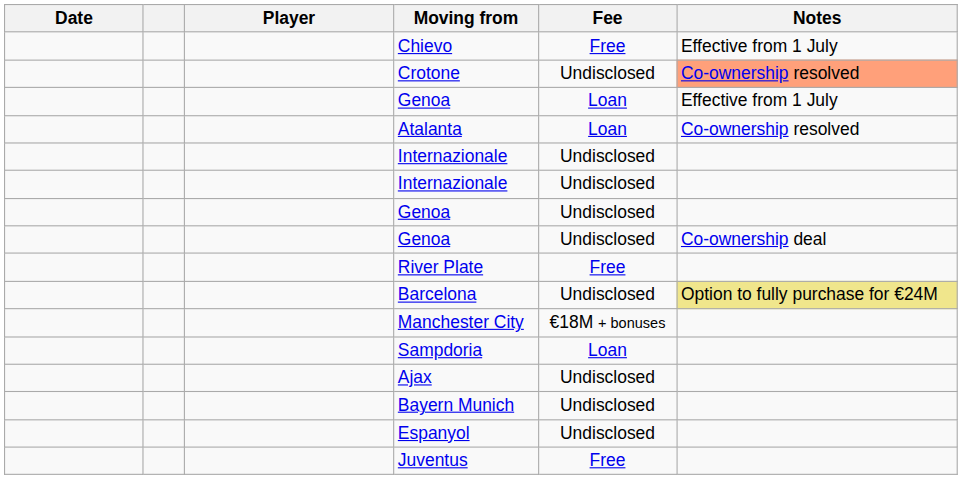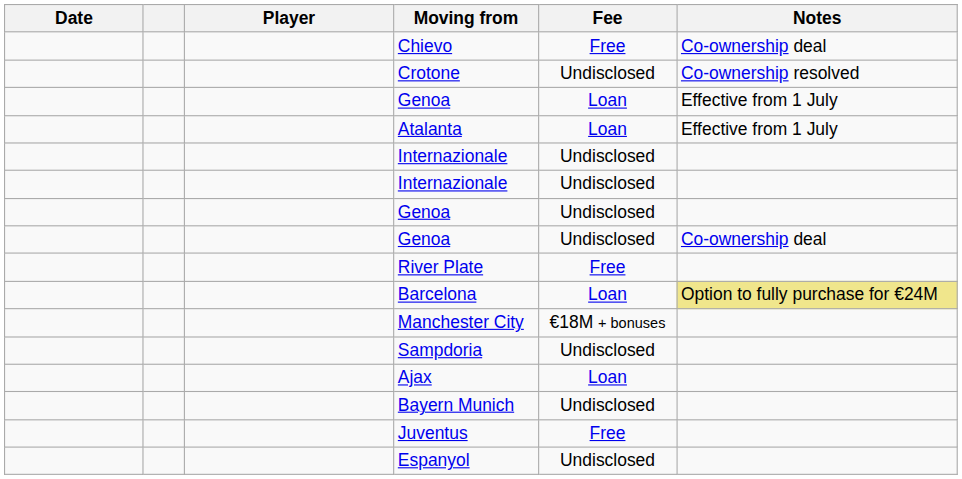(759, 45) Effective from 1 July -> (754, 45) Co-ownership deal
(770, 73) lightsalmon background -> (770, 73) no background
(770, 128) Co-ownership resolved -> (759, 128) Effective from 1 July
(608, 294) Undisclosed -> (608, 294) Loan
(608, 350) Loan -> (608, 350) Undisclosed
(608, 377) Undisclosed -> (608, 377) Loan
rows swapped: (74, 433) <-> (74, 461)
